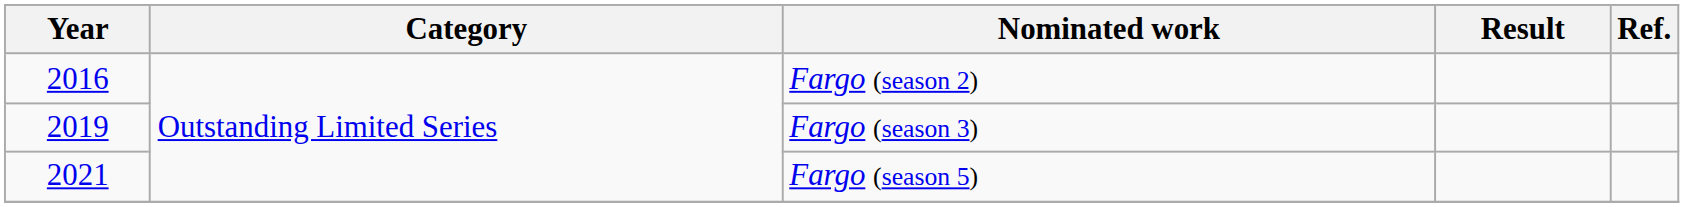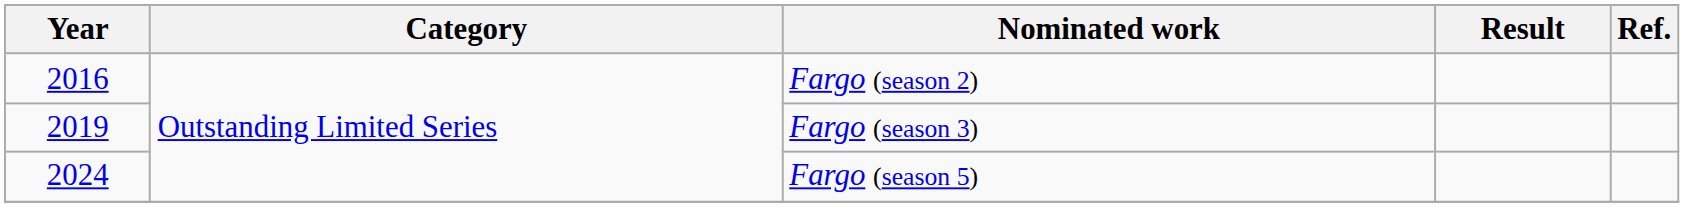(78, 175) 2021 -> (78, 175) 2024
